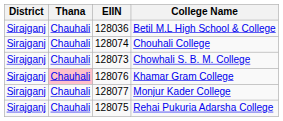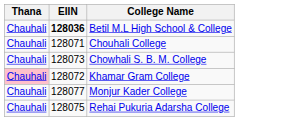- column: (26, 12)
(112, 28) normal -> (68, 28) bold
(112, 44) 128074 -> (68, 44) 128071
(112, 76) 128076 -> (68, 76) 128072
